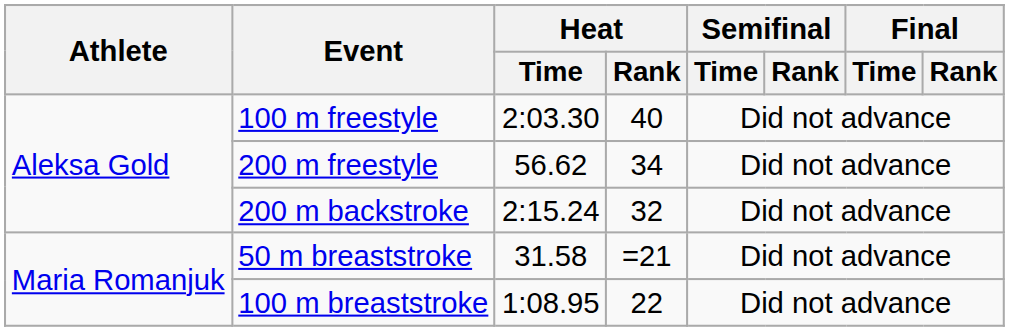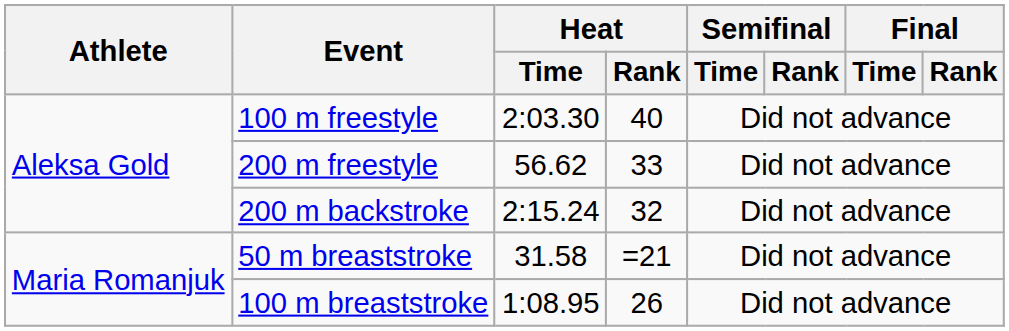(647, 164) 34 -> (647, 164) 33
(647, 303) 22 -> (647, 303) 26
